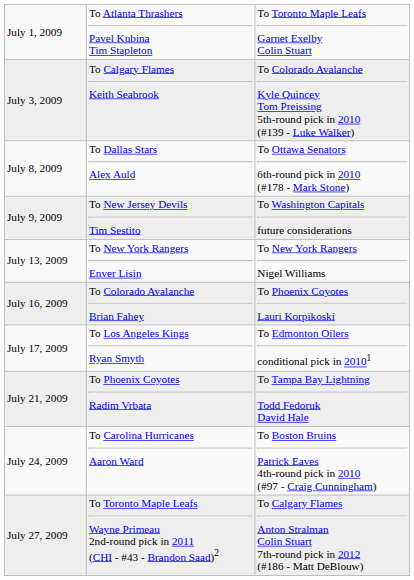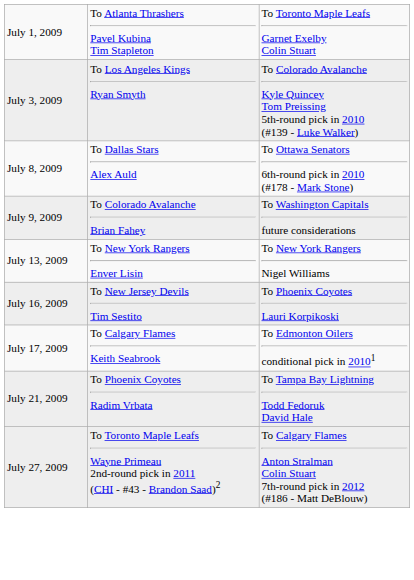(171, 81) To Calgary Flames Keith Seabrook -> (173, 81) To Los Angeles Kings Ryan Smyth
(171, 217) To New Jersey Devils Tim Sestito -> (173, 217) To Colorado Avalanche Brian Fahey
(171, 303) To Colorado Avalanche Brian Fahey -> (173, 303) To New Jersey Devils Tim Sestito
(171, 346) To Los Angeles Kings Ryan Smyth -> (173, 346) To Calgary Flames Keith Seabrook
- row: (37, 460)
